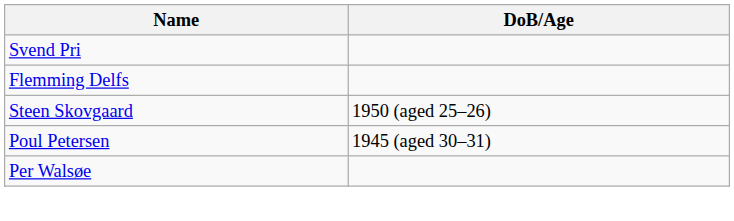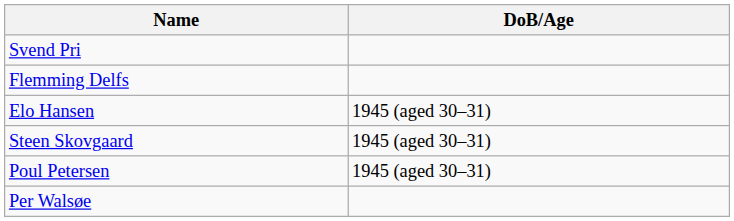+ row: (51, 110)
(422, 110) 1950 (aged 25–26) -> (422, 141) 1945 (aged 30–31)
